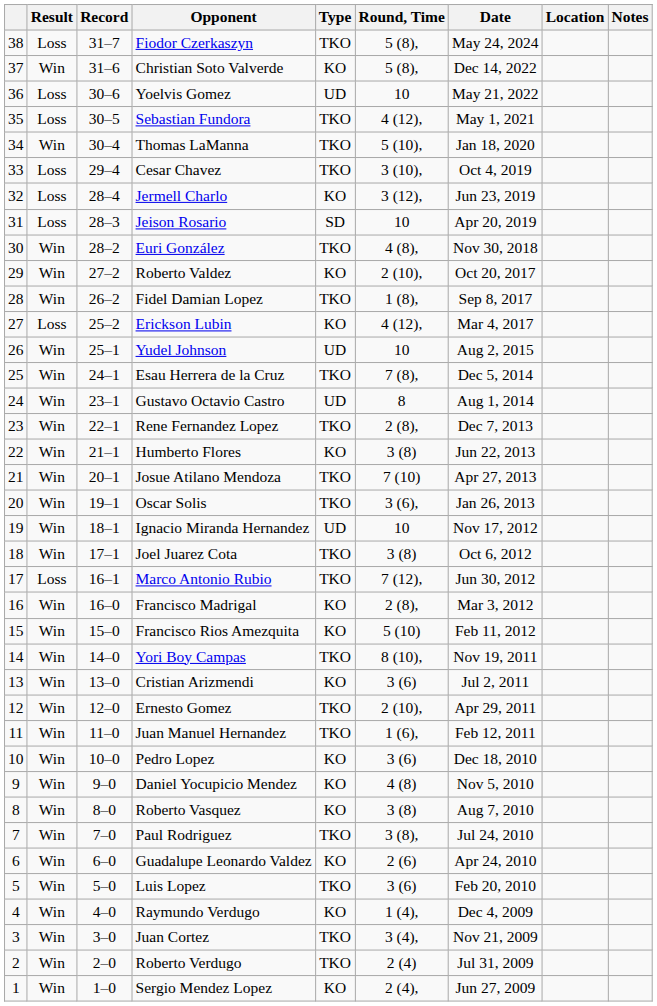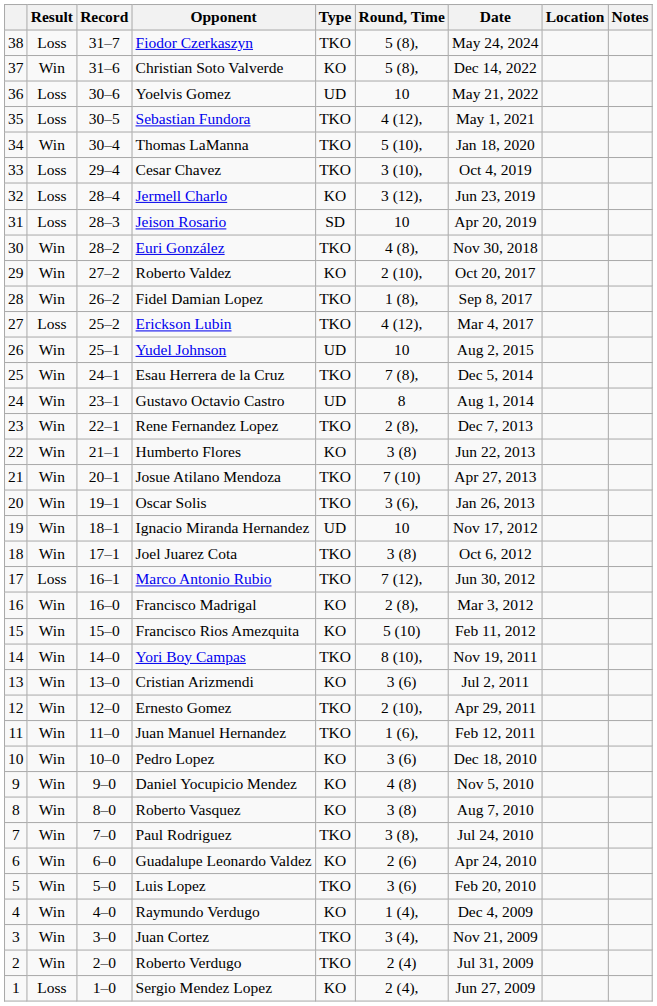(335, 324) KO -> (335, 324) TKO
(52, 988) Win -> (52, 988) Loss
